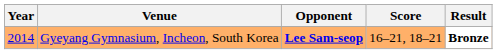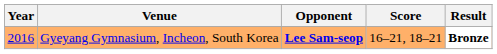(21, 37) 2014 -> (21, 37) 2016
